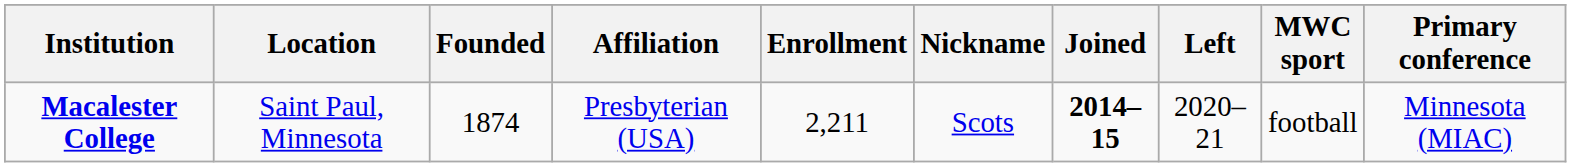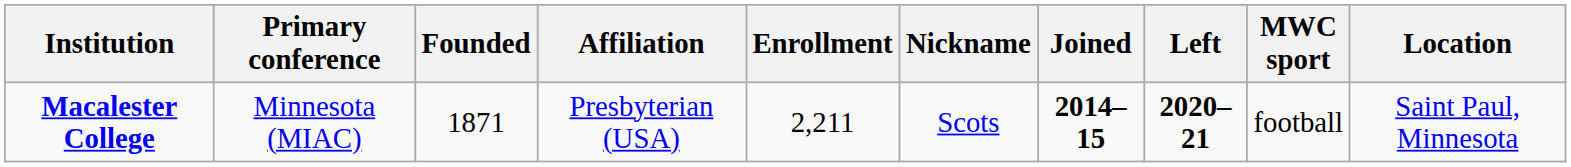columns swapped: (322, 43) <-> (1465, 43)
(491, 121) 1874 -> (476, 121) 1871
(1210, 121) normal -> (1195, 121) bold
